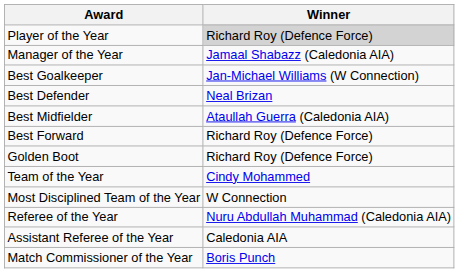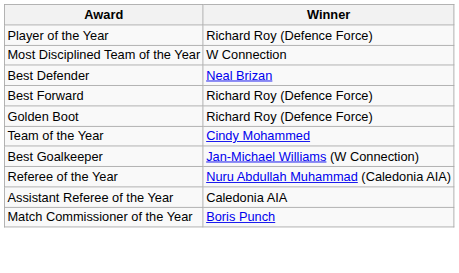(289, 35) lightgrey background -> (289, 35) no background
- row: (65, 55)
rows swapped: (55, 76) <-> (104, 197)
- row: (50, 116)
